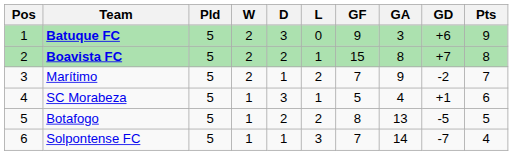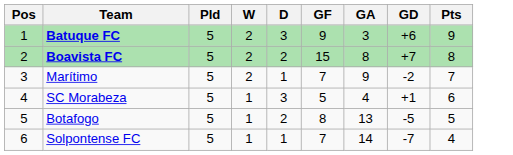- column: (319, 14)
